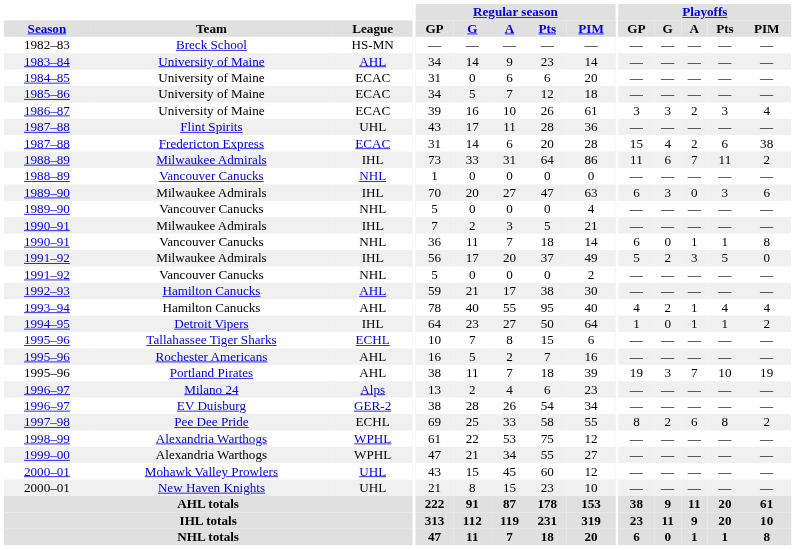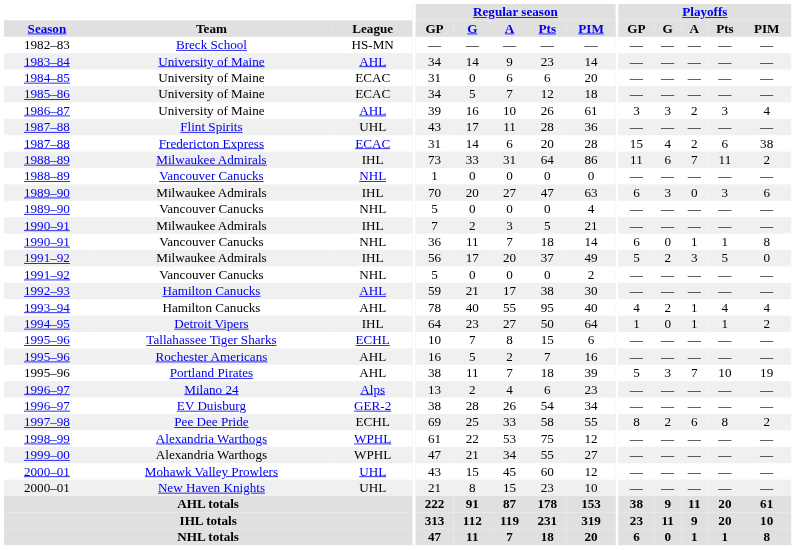(373, 110) ECAC -> (373, 110) AHL
(636, 373) 19 -> (636, 373) 5
